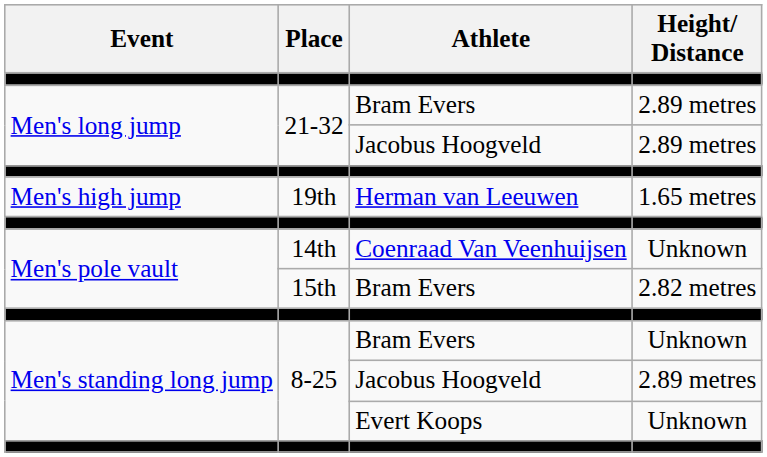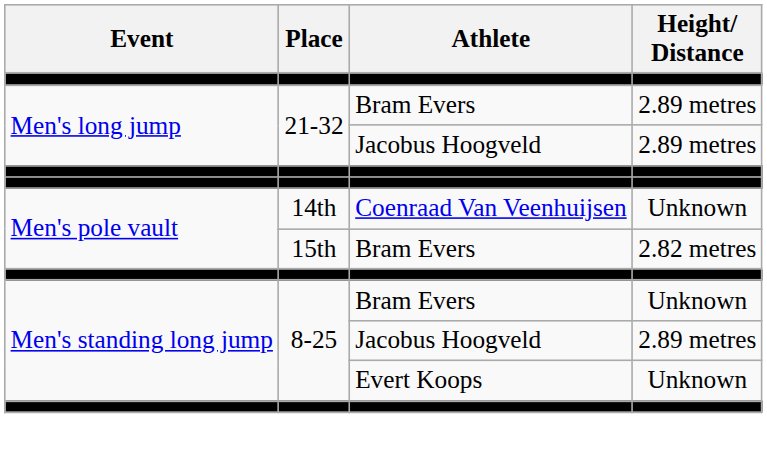- row: (314, 196)
